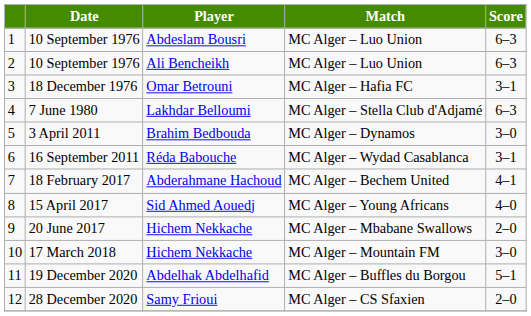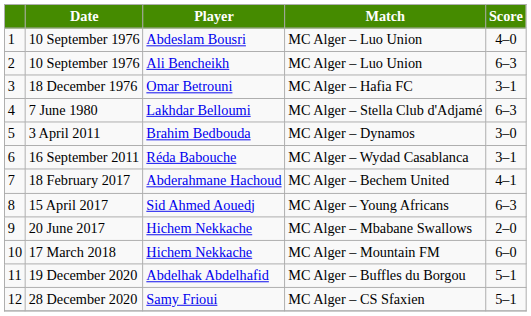(506, 40) 6–3 -> (506, 40) 4–0
(506, 204) 4–0 -> (506, 204) 6–3
(506, 252) 3–0 -> (506, 252) 6–0
(506, 299) 2–0 -> (506, 299) 5–1
